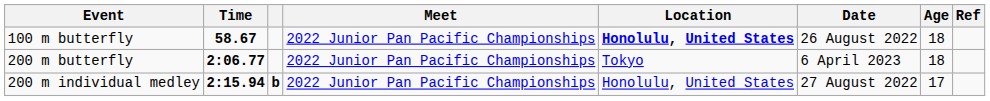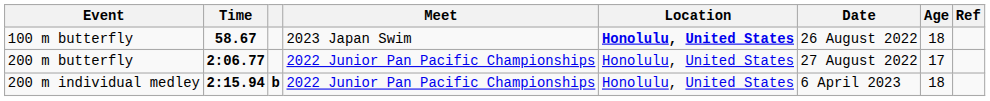(441, 39) 2022 Junior Pan Pacific Championships -> (349, 39) 2023 Japan Swim
(623, 61) Tokyo -> (698, 61) Honolulu, United States
(851, 61) 6 April 2023 -> (859, 61) 27 August 2022
(937, 61) 18 -> (937, 61) 17
(859, 84) 27 August 2022 -> (851, 84) 6 April 2023
(937, 84) 17 -> (937, 84) 18
